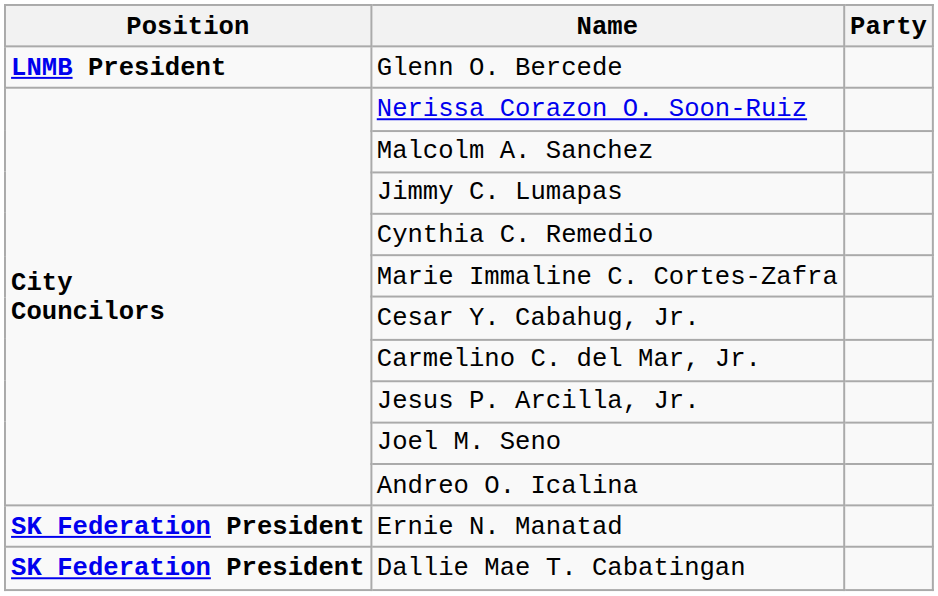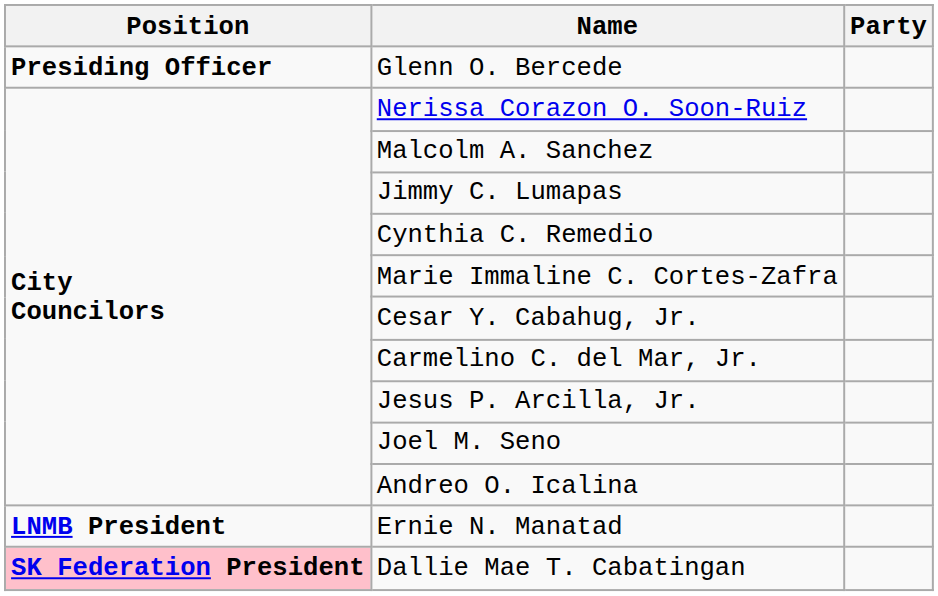(119, 68) LNMB President -> (142, 68) Presiding Officer
(188, 527) SK Federation President -> (119, 527) LNMB President
(188, 568) no background -> (188, 568) pink background
